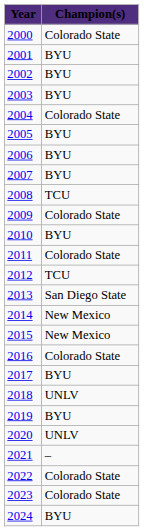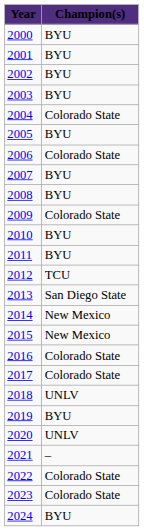(82, 34) Colorado State -> (58, 34) BYU
(58, 154) BYU -> (82, 154) Colorado State
(57, 194) TCU -> (58, 194) BYU
(82, 255) Colorado State -> (58, 255) BYU
(58, 375) BYU -> (82, 375) Colorado State
